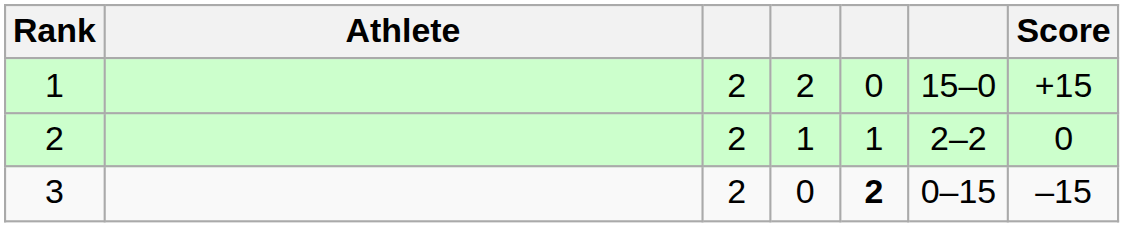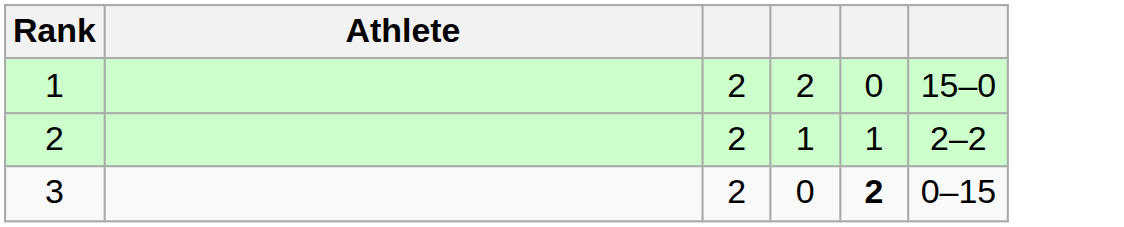- column: (1064, 31)
